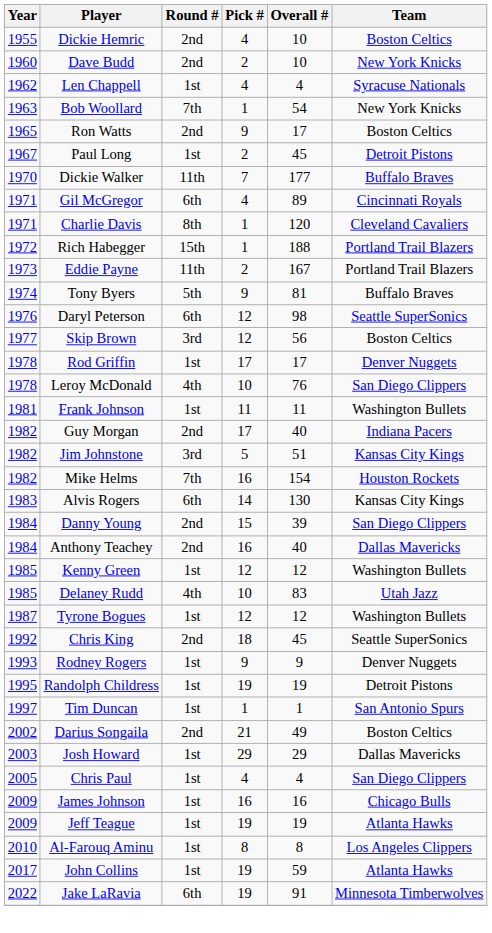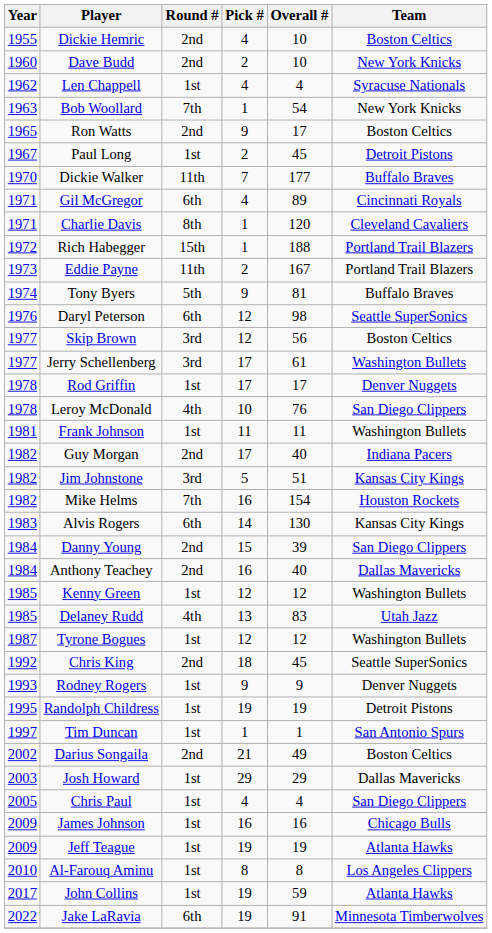+ row: (101, 362)
(245, 593) 10 -> (245, 616) 13
